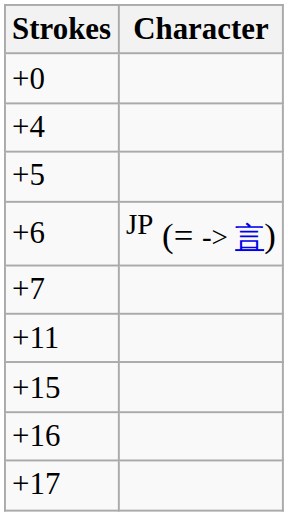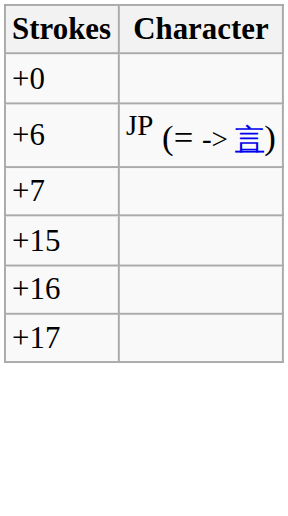- row: (29, 126)
- row: (29, 175)
- row: (36, 337)
